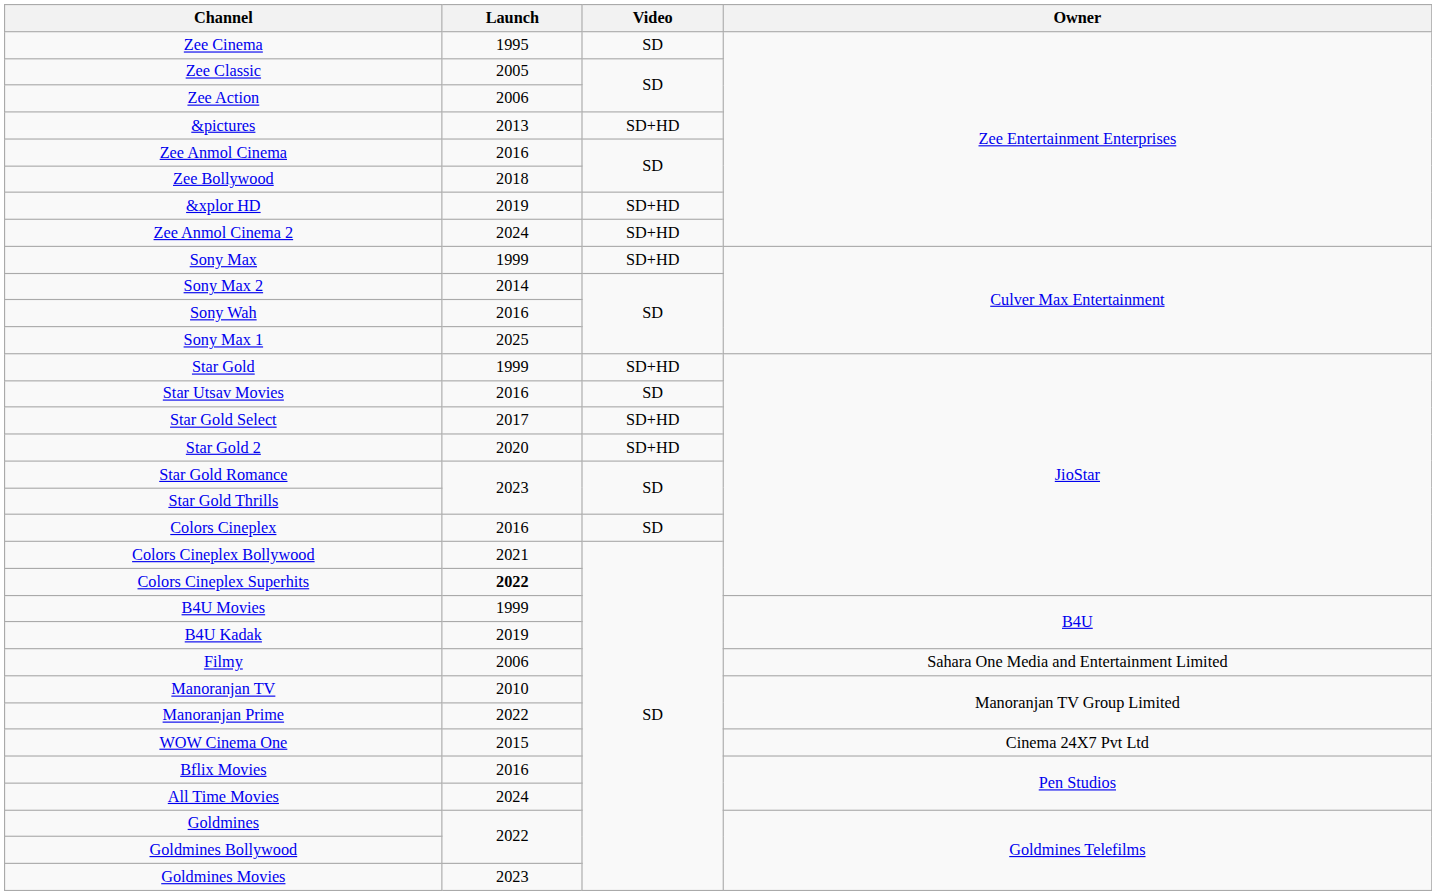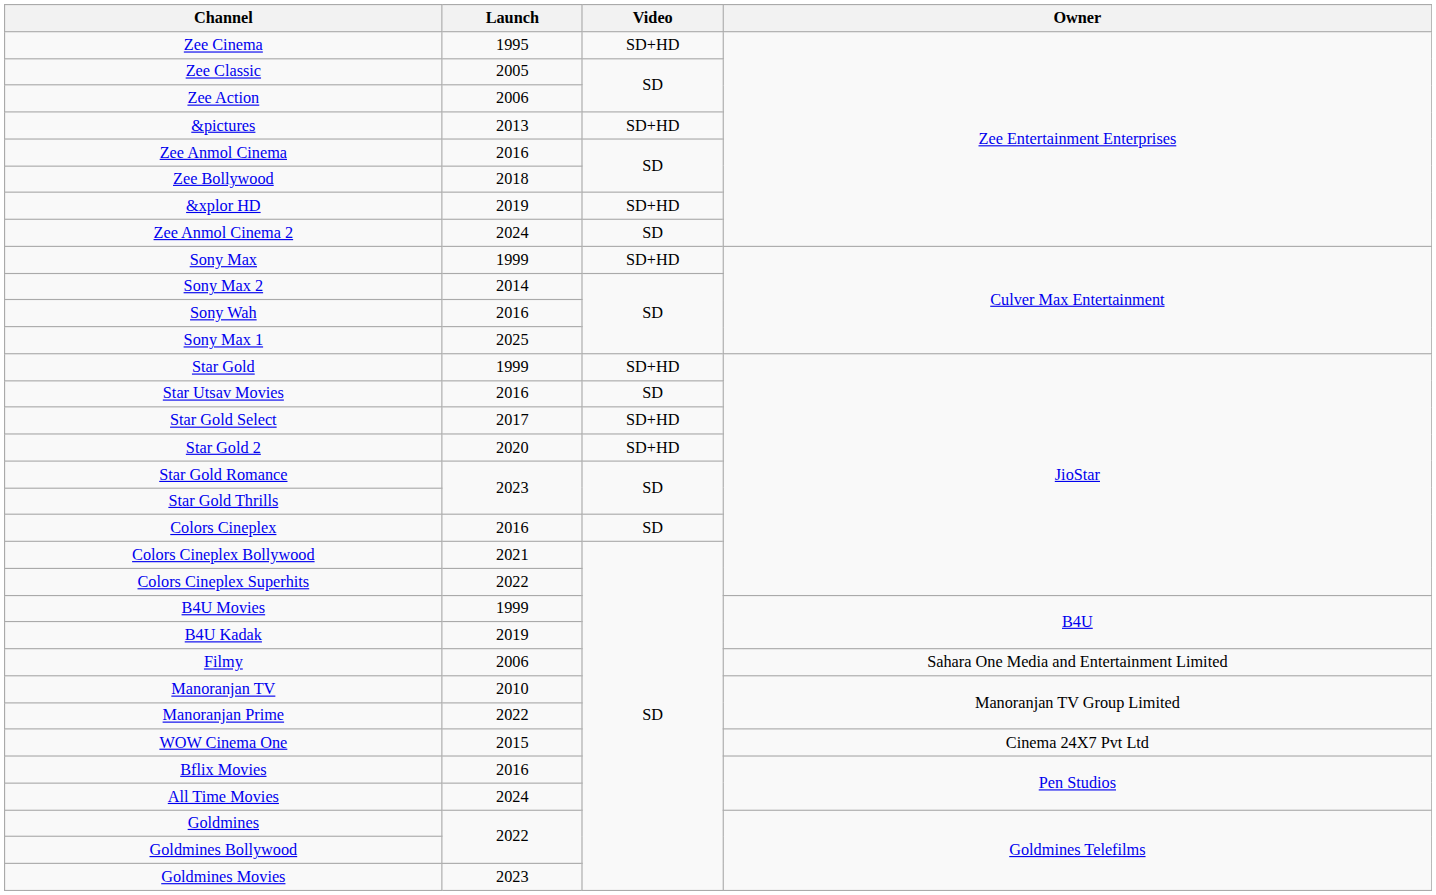(653, 45) SD -> (653, 45) SD+HD
(653, 233) SD+HD -> (653, 233) SD
(512, 581) bold -> (512, 581) normal
